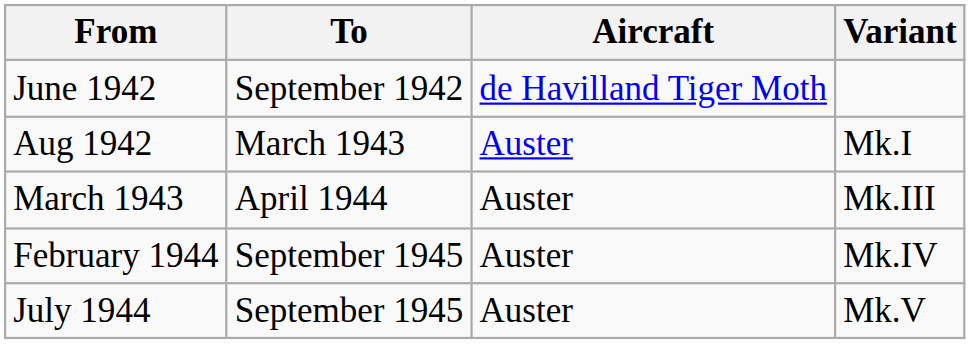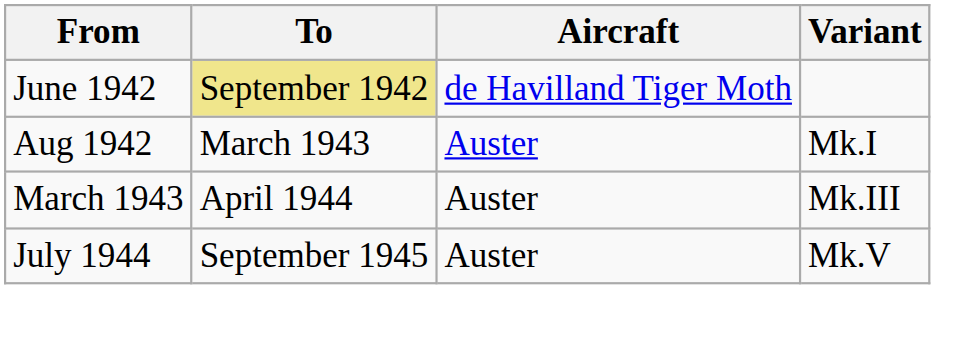(349, 87) no background -> (314, 87) khaki background
- row: (116, 254)
